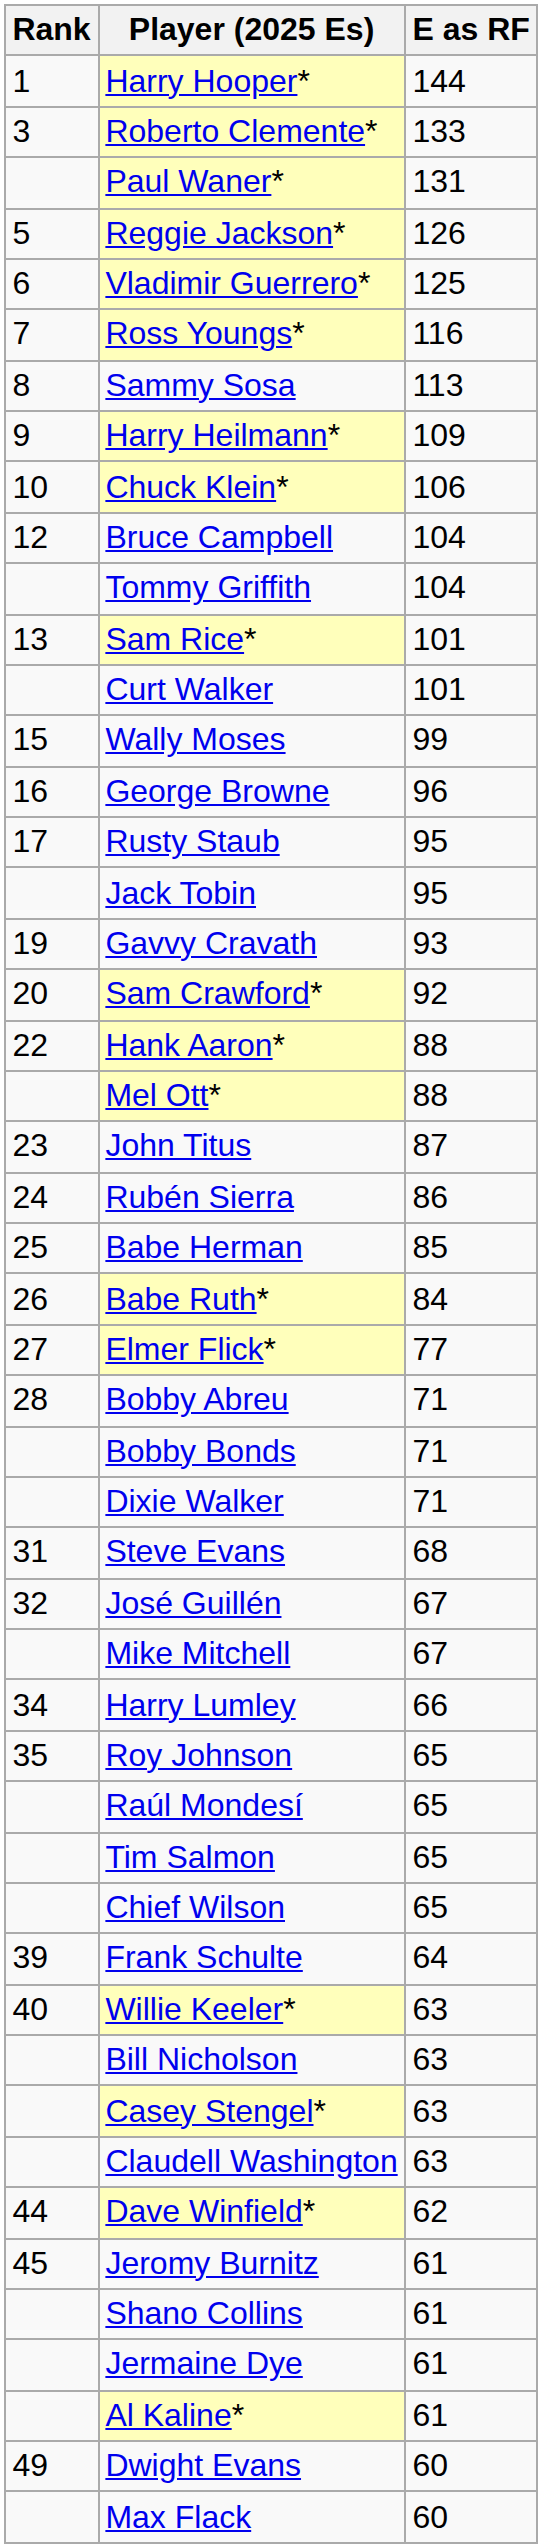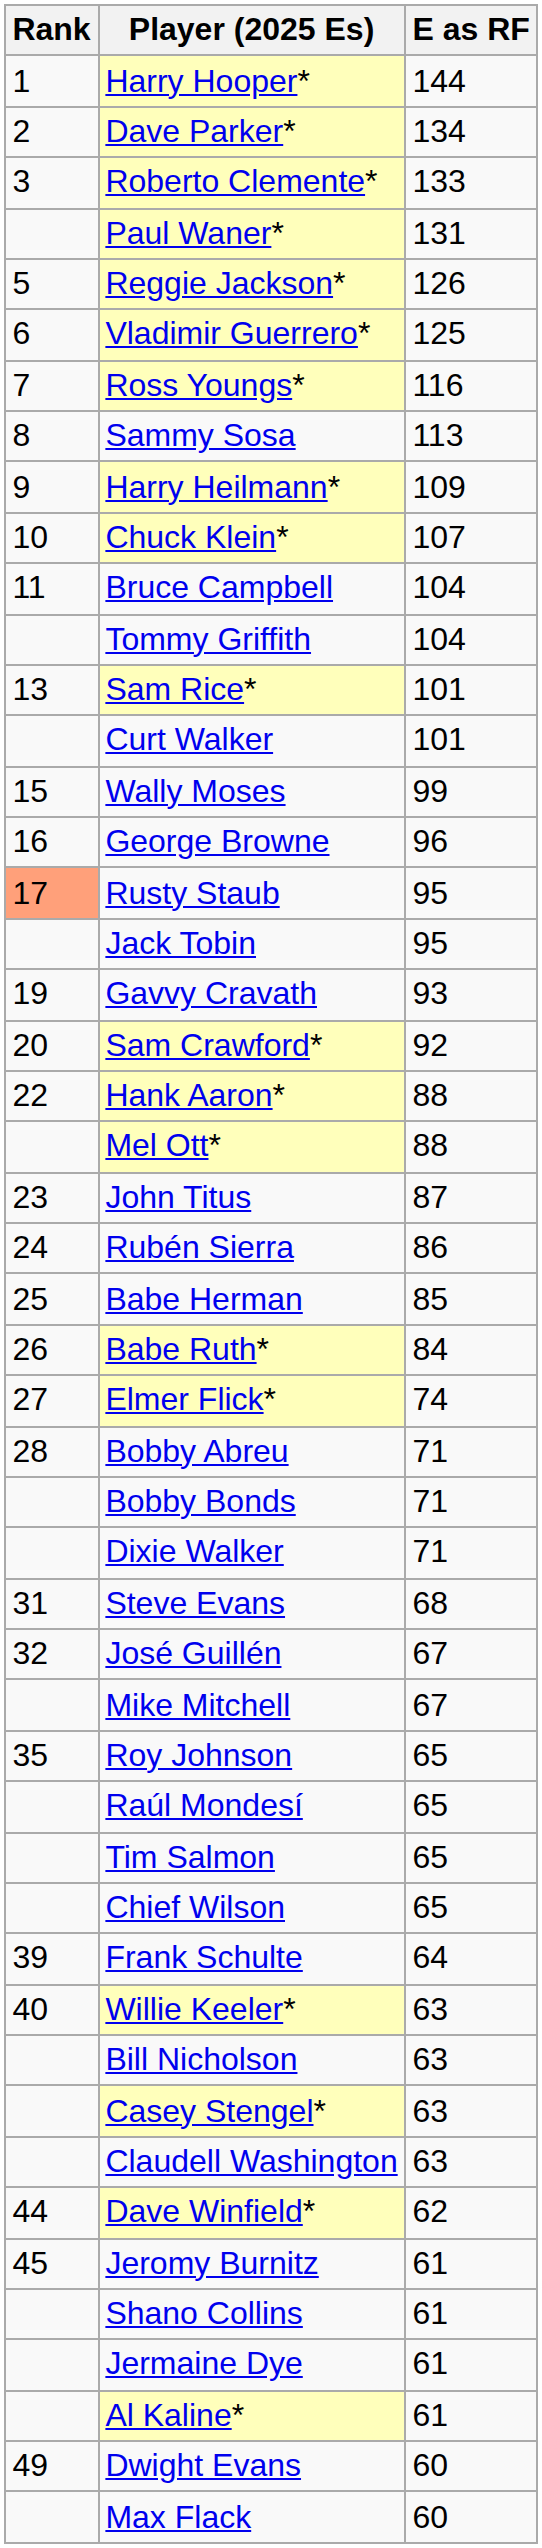+ row: (201, 131)
(439, 486) 106 -> (439, 537) 107
(30, 537) 12 -> (29, 588) 11
(30, 841) no background -> (30, 892) lightsalmon background
(430, 1349) 77 -> (430, 1400) 74
- row: (201, 1704)
